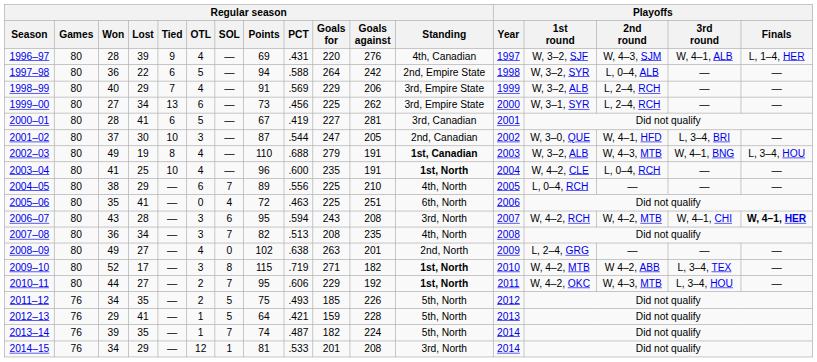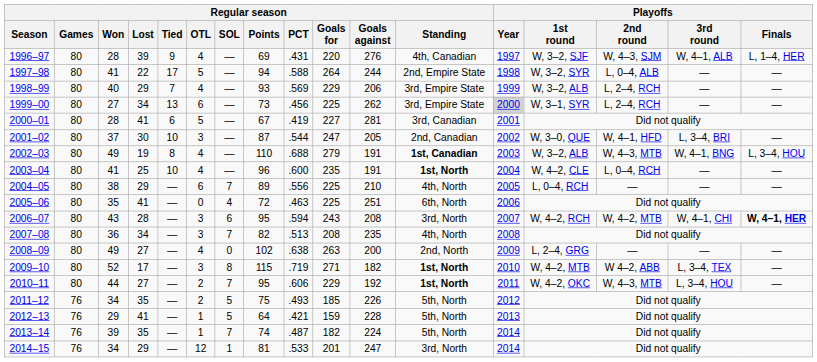(113, 72) 36 -> (113, 72) 41
(172, 72) 6 -> (172, 72) 17
(373, 72) 242 -> (373, 72) 244
(264, 89) 91 -> (264, 89) 93
(508, 105) no background -> (508, 105) lightgrey background
(373, 251) 201 -> (373, 251) 200
(373, 348) 208 -> (373, 348) 247
